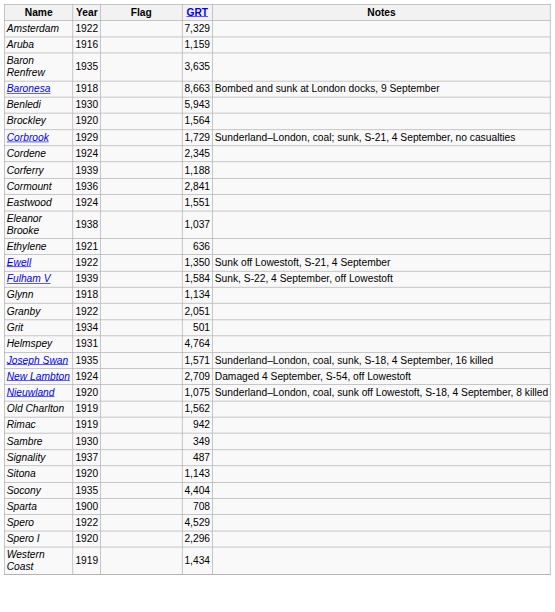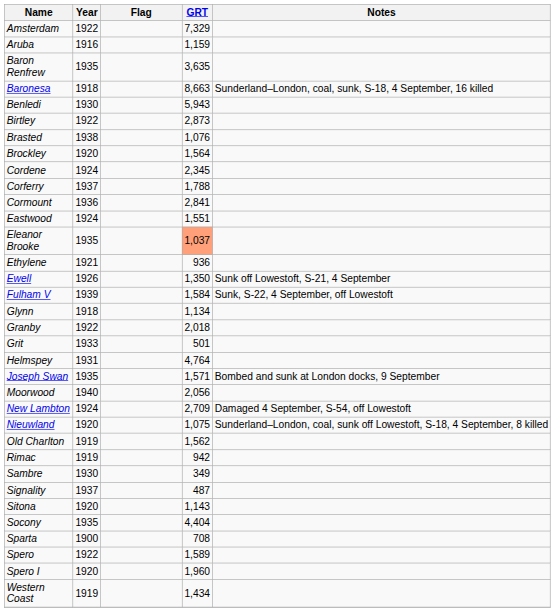(327, 89) Bombed and sunk at London docks, 9 September -> (354, 89) Sunderland–London, coal, sunk, S-18, 4 September, 16 killed
+ row: (21, 121)
+ row: (24, 137)
- row: (28, 137)
(87, 170) 1939 -> (87, 186) 1937
(197, 170) 1,188 -> (197, 186) 1,788
(87, 224) 1938 -> (87, 241) 1935
(197, 224) no background -> (197, 241) lightsalmon background
(202, 246) 636 -> (202, 263) 936
(87, 263) 1922 -> (87, 279) 1926
(197, 311) 2,051 -> (197, 327) 2,018
(87, 327) 1934 -> (87, 344) 1933
(354, 360) Sunderland–London, coal, sunk, S-18, 4 September, 16 killed -> (327, 376) Bombed and sunk at London docks, 9 September
+ row: (31, 392)
(197, 522) 4,529 -> (197, 555) 1,589
(197, 539) 2,296 -> (197, 571) 1,960
